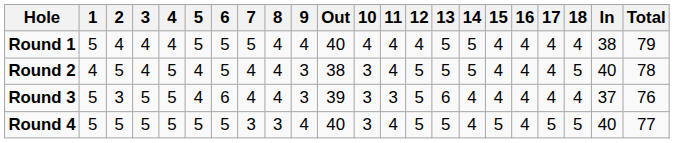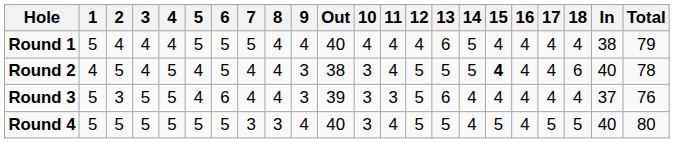(446, 44) 5 -> (446, 44) 6
(498, 71) normal -> (498, 71) bold
(578, 71) 5 -> (578, 71) 6
(646, 124) 77 -> (646, 124) 80
